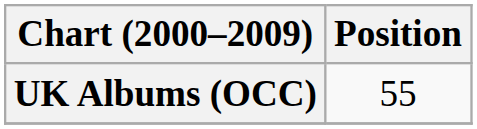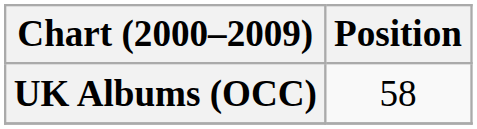(398, 92) 55 -> (398, 92) 58
